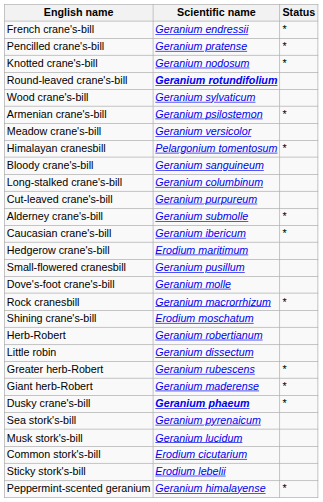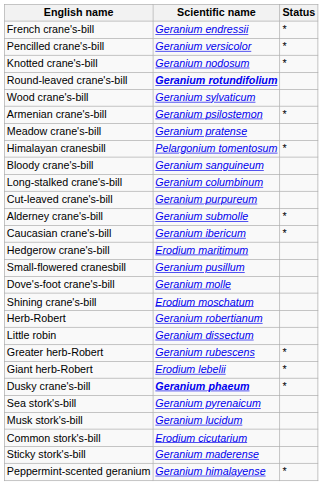(201, 47) Geranium pratense -> (203, 47) Geranium versicolor
(203, 132) Geranium versicolor -> (201, 132) Geranium pratense
- row: (43, 302)
(207, 387) Geranium maderense -> (191, 370) Erodium lebelii
(191, 472) Erodium lebelii -> (207, 455) Geranium maderense
